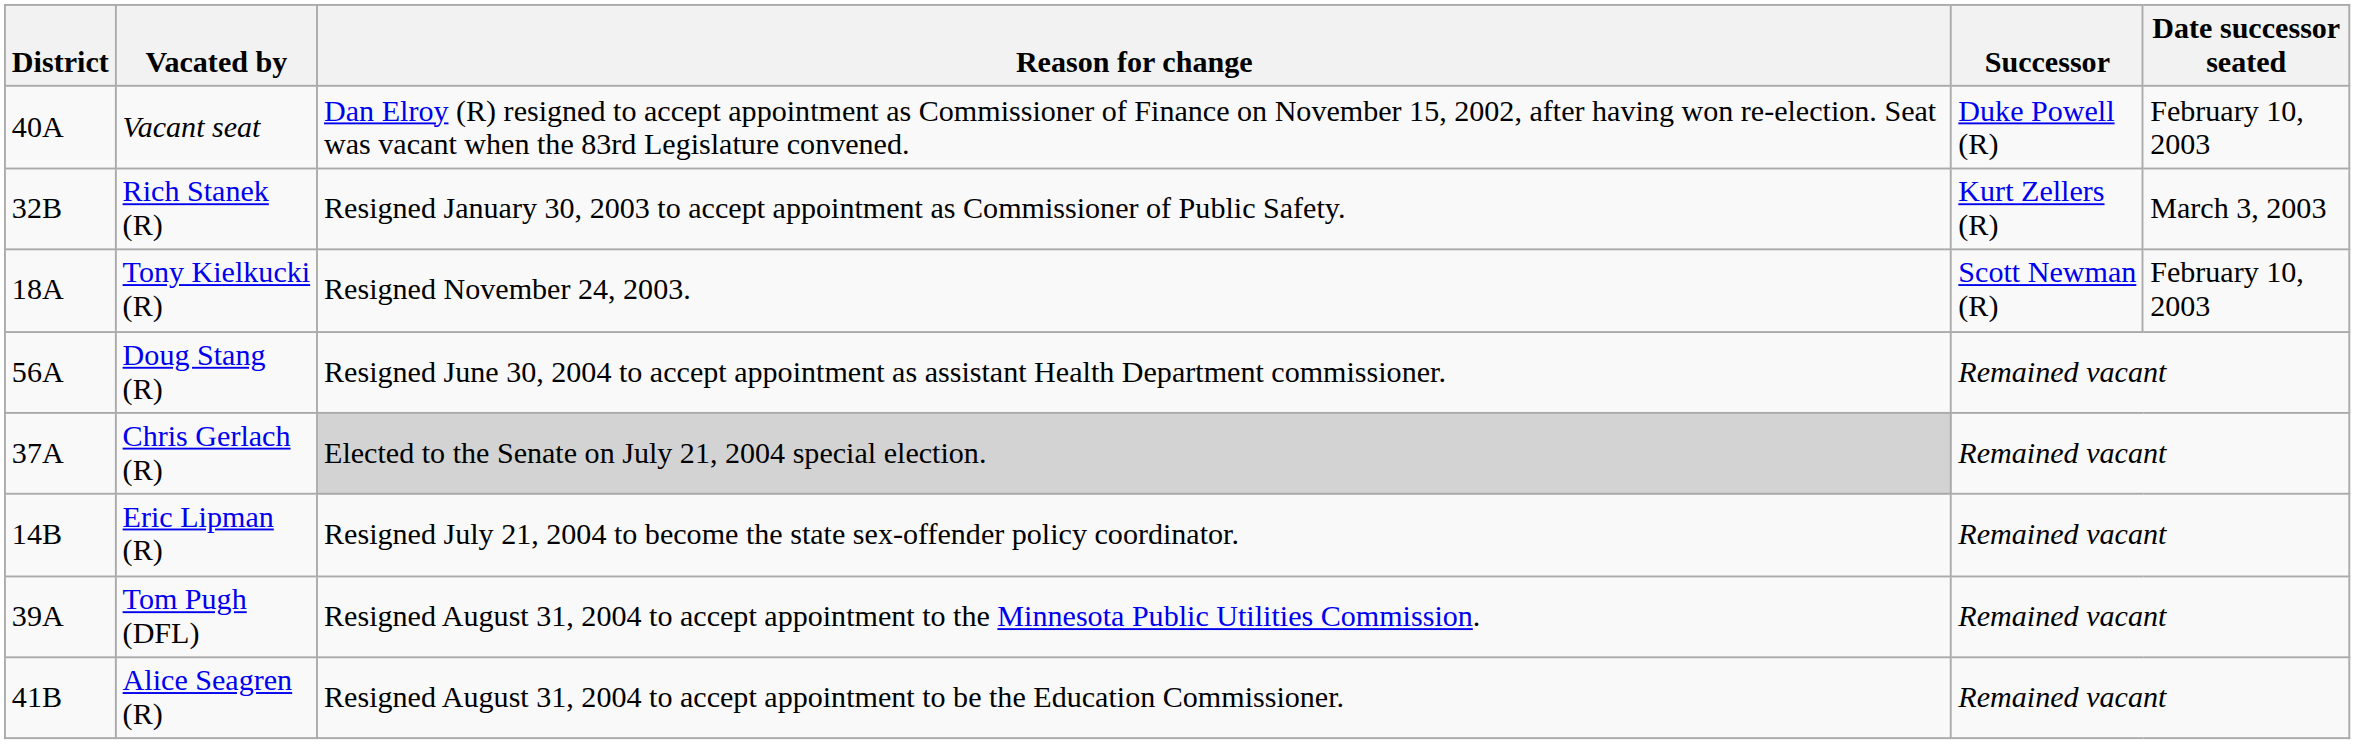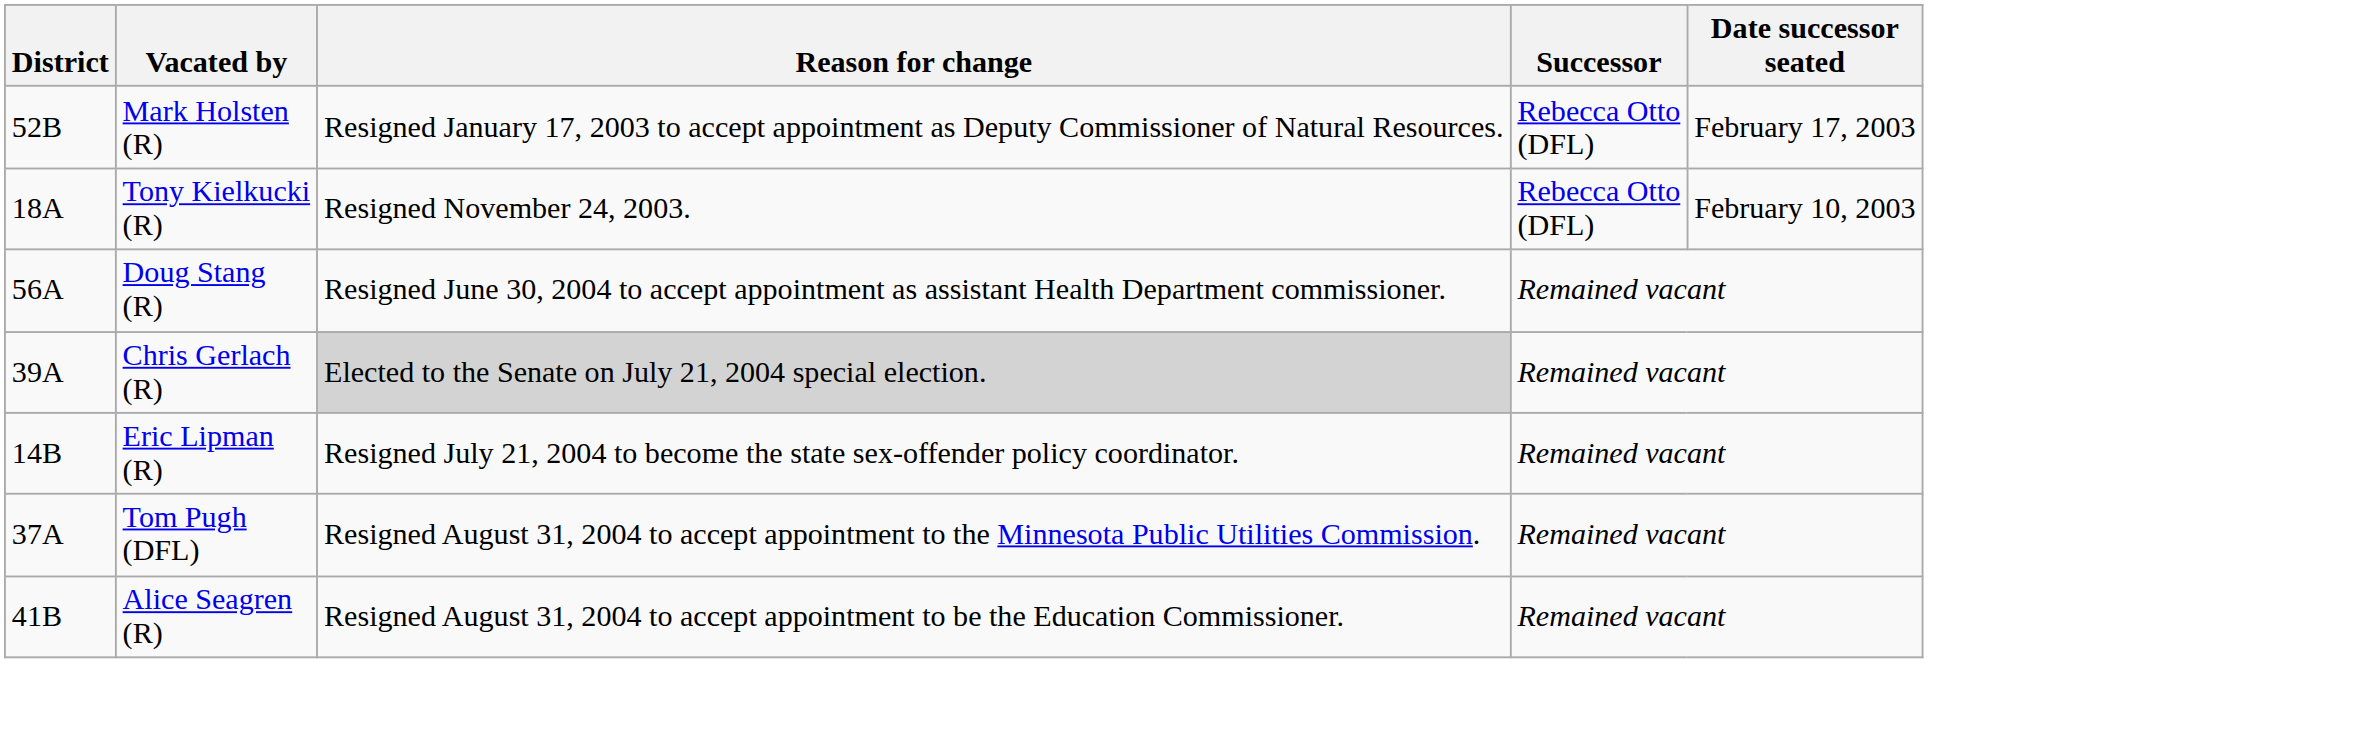- row: (192, 126)
+ row: (206, 126)
- row: (196, 208)
(2047, 289) Scott Newman (R) -> (1599, 208) Rebecca Otto (DFL)
(38, 452) 37A -> (38, 371) 39A
(38, 616) 39A -> (38, 534) 37A
